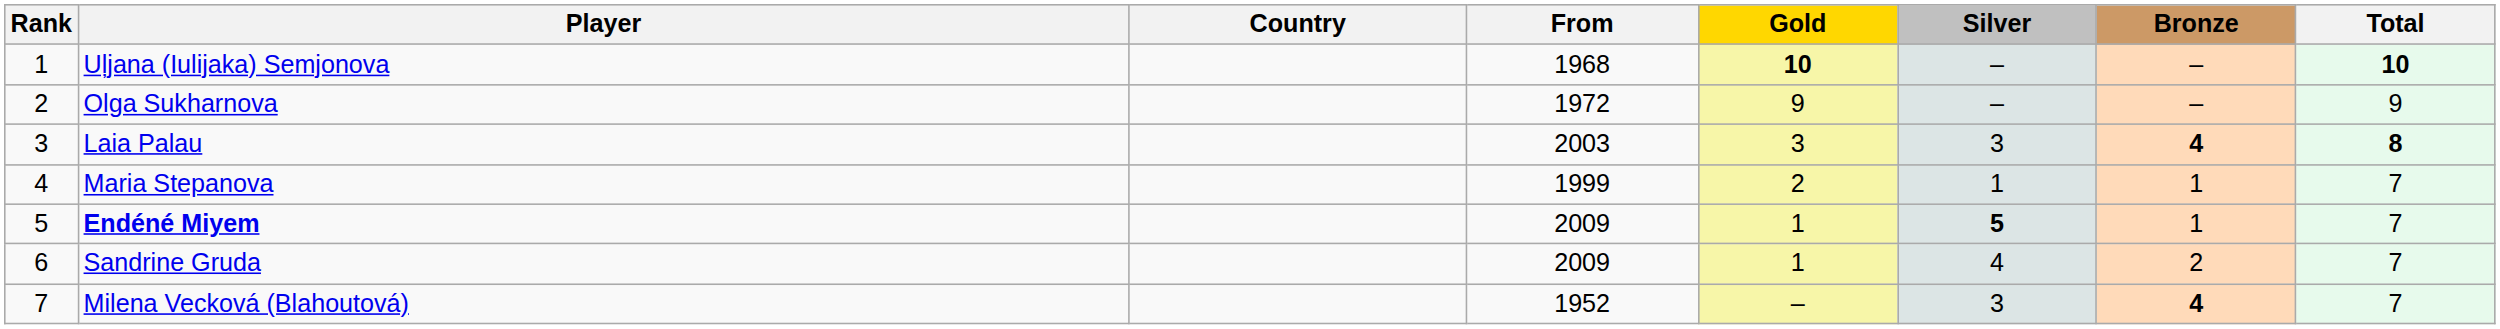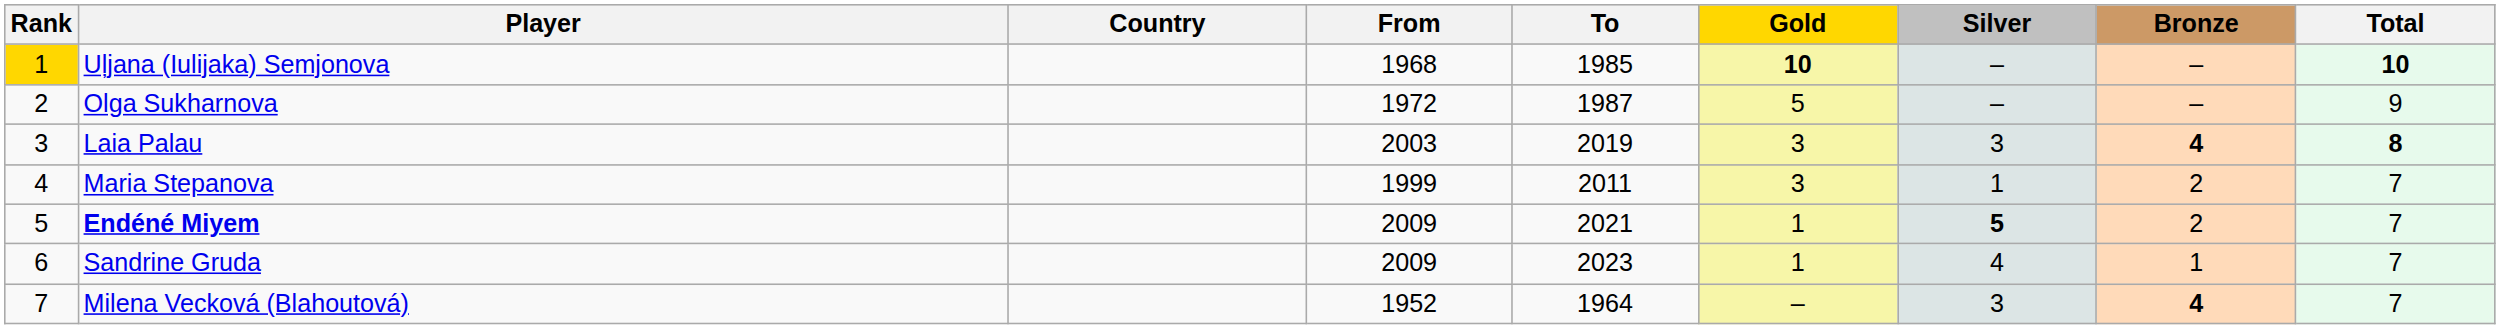+ column: (1605, 24)
(41, 64) no background -> (41, 64) gold background
(1798, 104) 9 -> (1798, 104) 5
(1798, 183) 2 -> (1798, 183) 3
(2196, 183) 1 -> (2196, 183) 2
(2196, 223) 1 -> (2196, 223) 2
(2196, 263) 2 -> (2196, 263) 1
